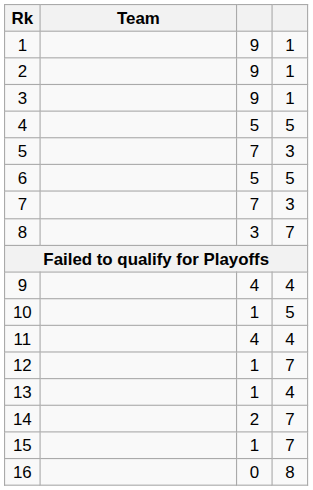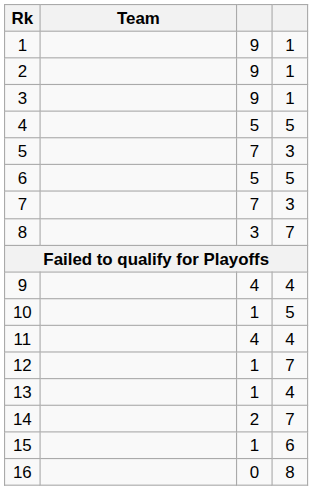(290, 445) 7 -> (290, 445) 6
